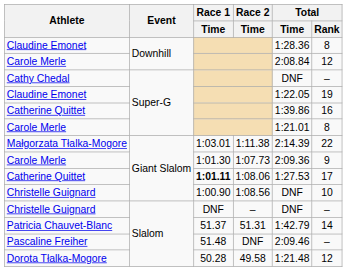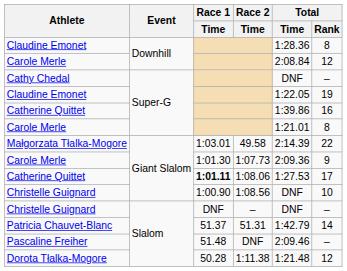(253, 144) 1:11.38 -> (253, 144) 49.58
(253, 259) 49.58 -> (253, 259) 1:11.38
